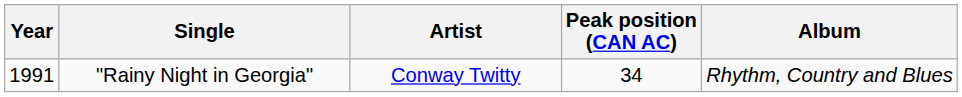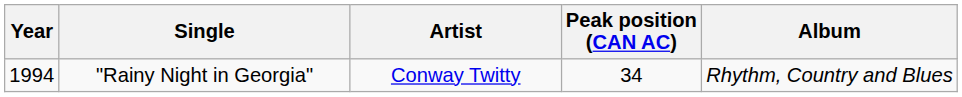(32, 75) 1991 -> (32, 75) 1994
